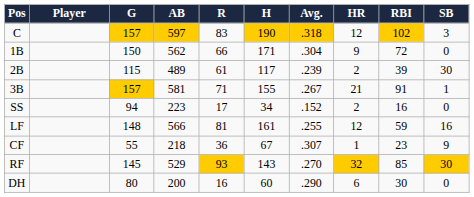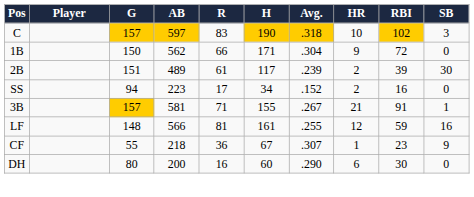(356, 32) 12 -> (356, 32) 10
(132, 70) 115 -> (132, 70) 151
rows swapped: (17, 88) <-> (17, 107)
- row: (17, 164)
